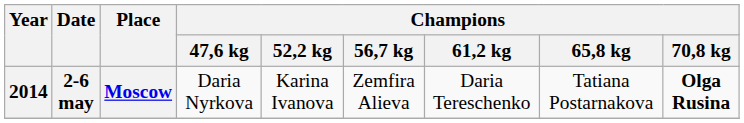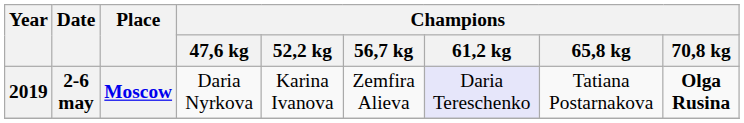(28, 92) 2014 -> (28, 92) 2019
(482, 92) no background -> (482, 92) lavender background
